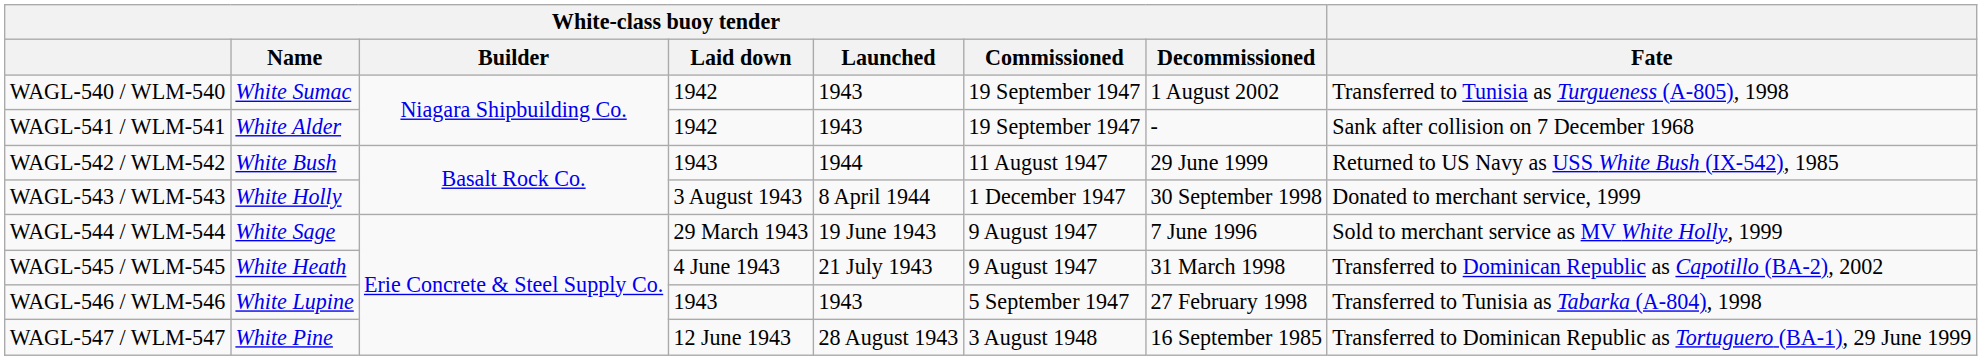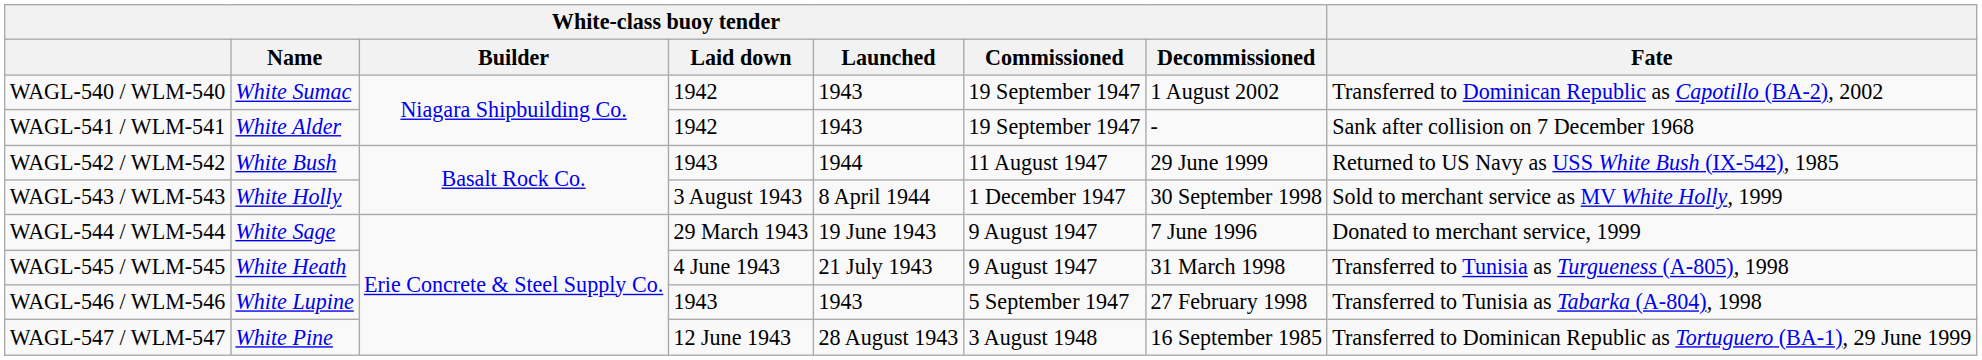(1561, 92) Transferred to Tunisia as Turgueness (A-805), 1998 -> (1608, 92) Transferred to Dominican Republic as Capotillo (BA-2), 2002
(1486, 197) Donated to merchant service, 1999 -> (1557, 197) Sold to merchant service as MV White Holly, 1999
(1557, 232) Sold to merchant service as MV White Holly, 1999 -> (1486, 232) Donated to merchant service, 1999
(1608, 267) Transferred to Dominican Republic as Capotillo (BA-2), 2002 -> (1561, 267) Transferred to Tunisia as Turgueness (A-805), 1998
